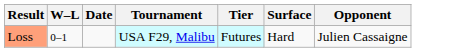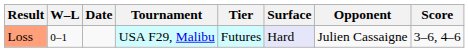+ column: (437, 15)
(281, 36) no background -> (281, 36) lavender background
